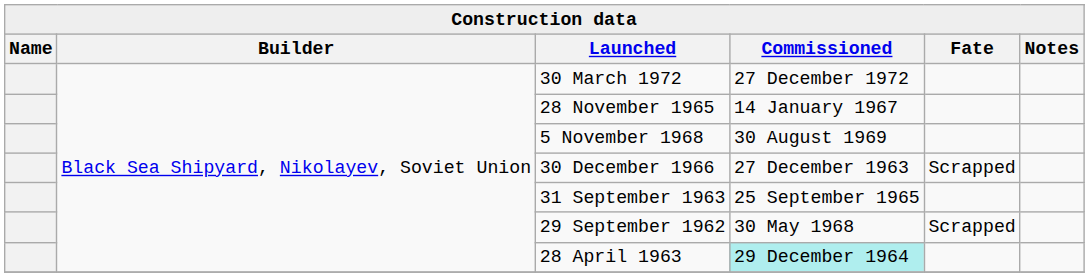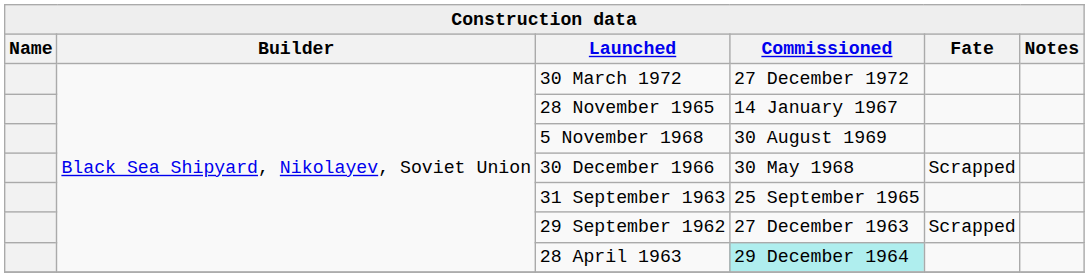(821, 168) 27 December 1963 -> (794, 168) 30 May 1968
(794, 227) 30 May 1968 -> (821, 227) 27 December 1963
